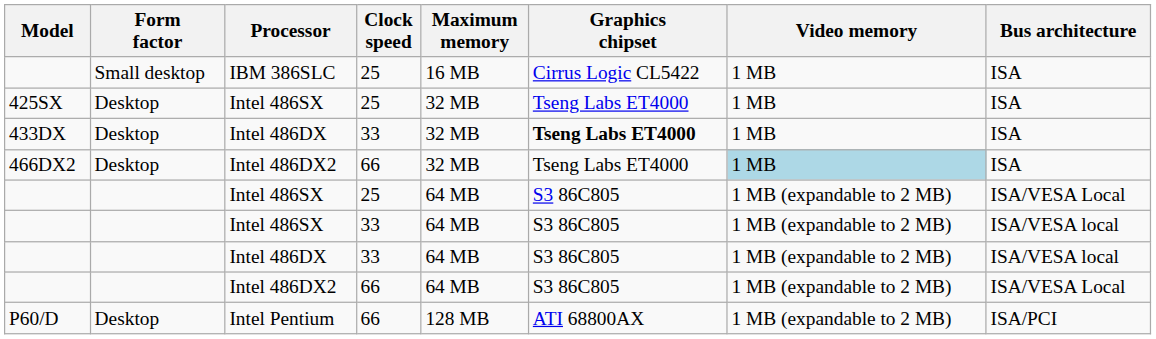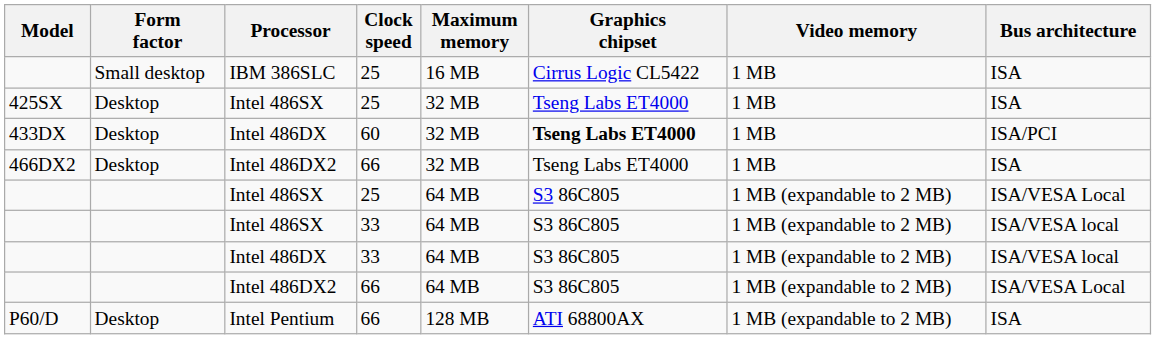(370, 133) 33 -> (370, 133) 60
(1006, 133) ISA -> (1024, 133) ISA/PCI
(754, 164) lightblue background -> (754, 164) no background
(1024, 317) ISA/PCI -> (1006, 317) ISA
